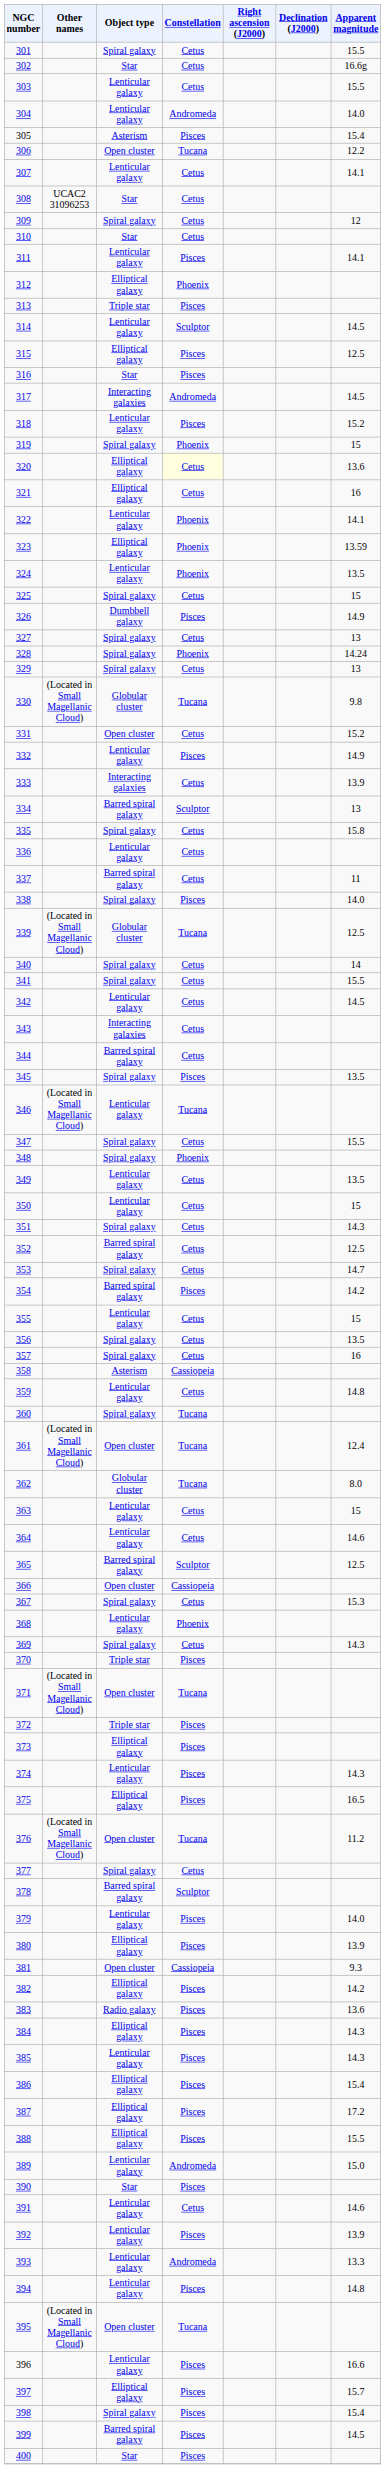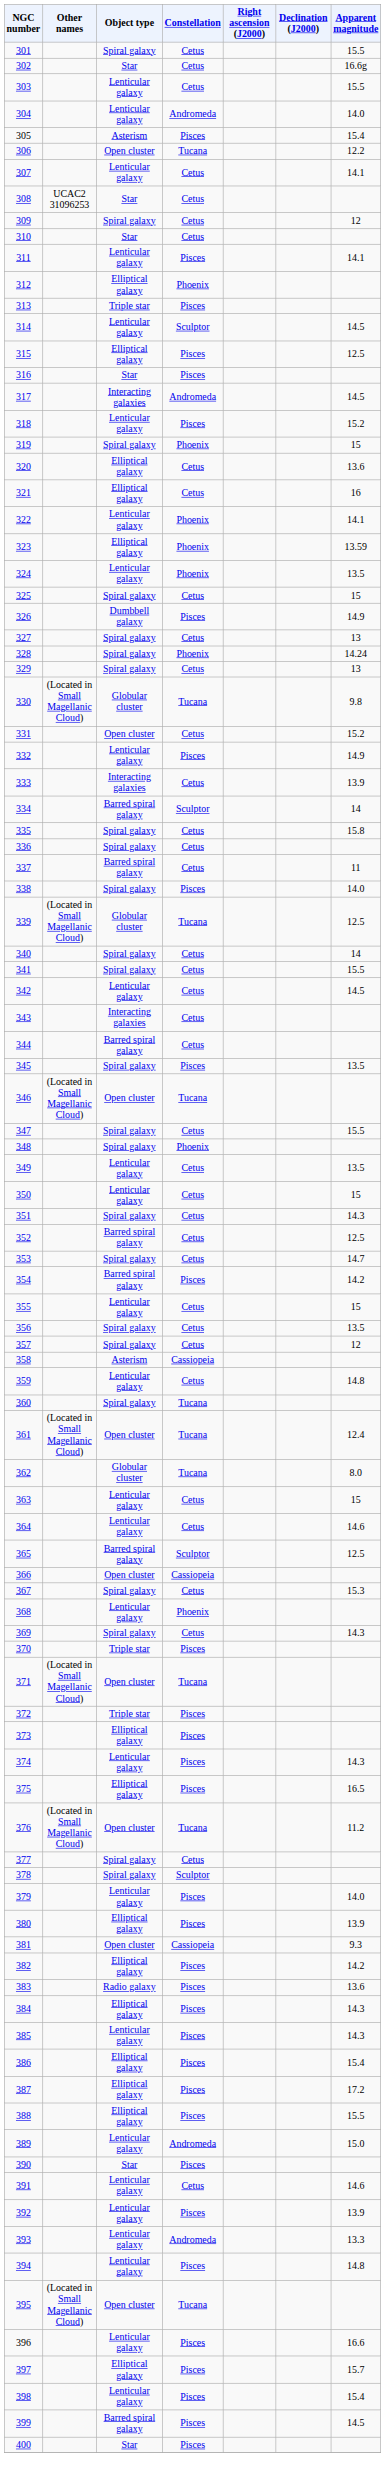(193, 466) lightyellow background -> (193, 466) no background
(356, 809) 13 -> (356, 809) 14
(129, 852) Lenticular galaxy -> (129, 846) Spiral galaxy
(129, 1109) Lenticular galaxy -> (129, 1098) Open cluster
(356, 1355) 16 -> (356, 1344) 12
(129, 1892) Barred spiral galaxy -> (129, 1875) Spiral galaxy
(129, 2413) Spiral galaxy -> (129, 2396) Lenticular galaxy
